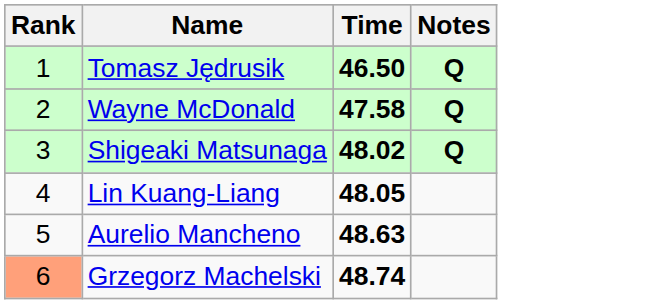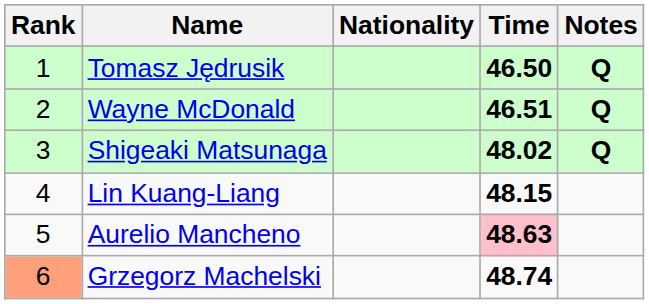+ column: (407, 25)
(372, 109) 47.58 -> (519, 109) 46.51
(372, 192) 48.05 -> (519, 192) 48.15
(372, 234) no background -> (519, 234) pink background
